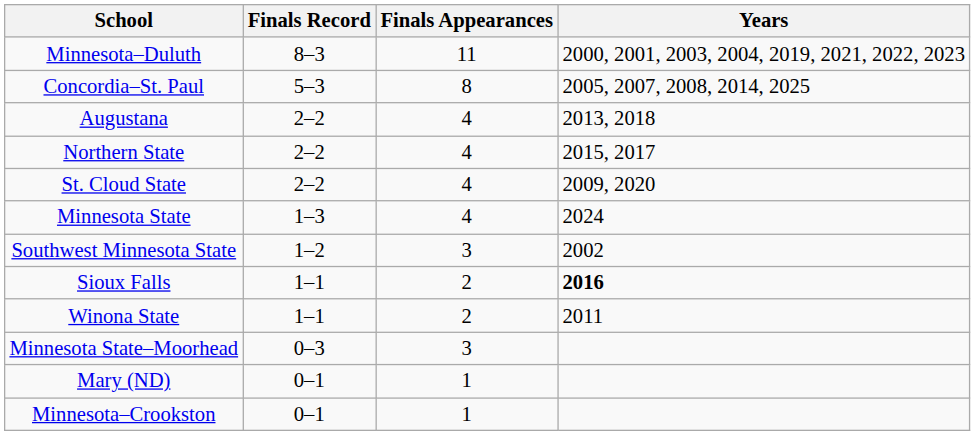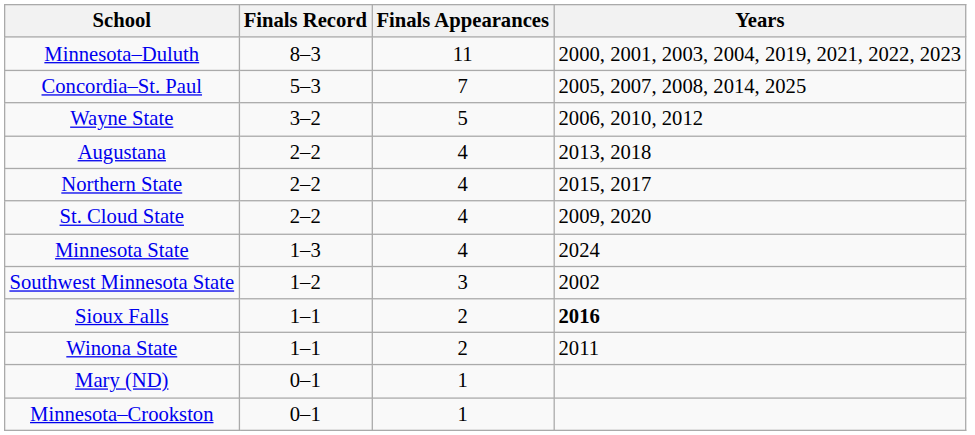(467, 86) 8 -> (463, 86) 7
+ row: (122, 119)
- row: (124, 348)
